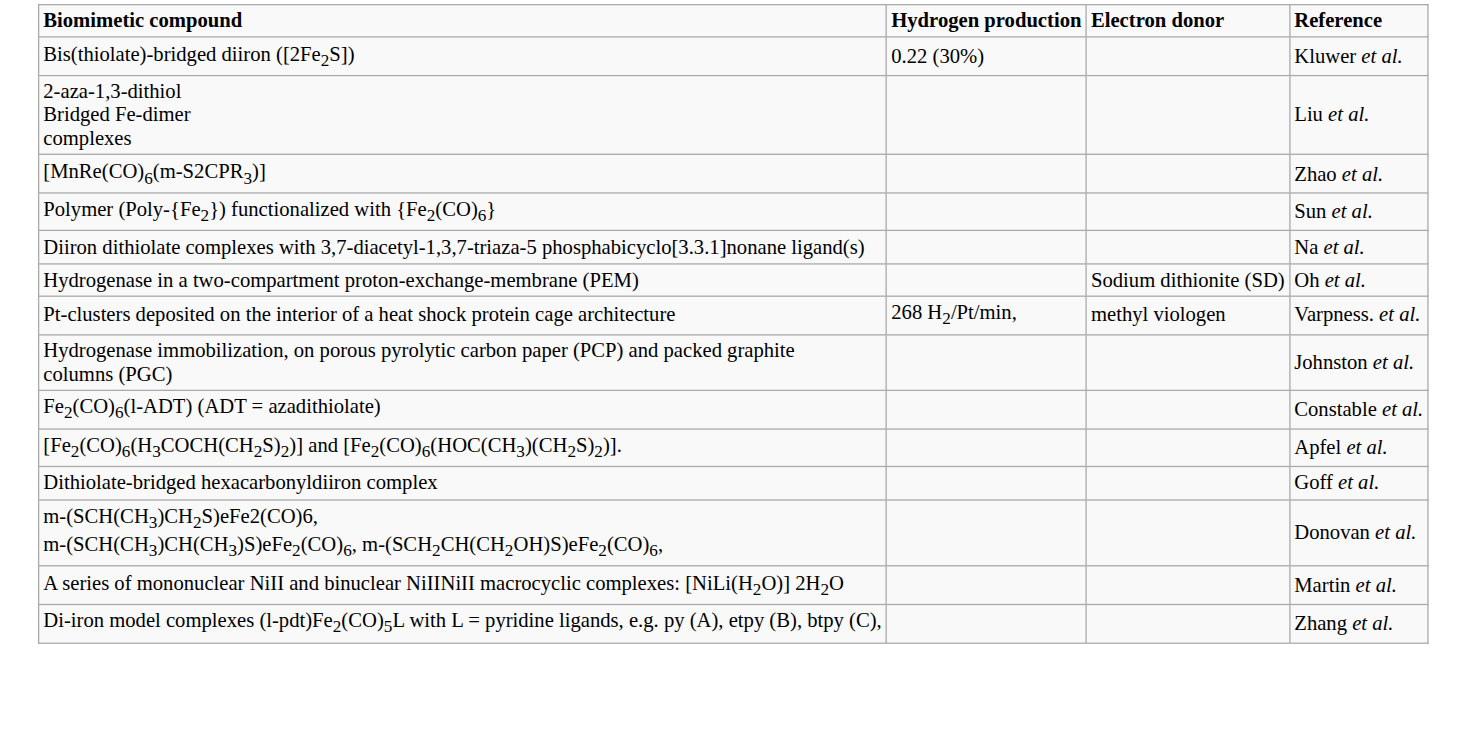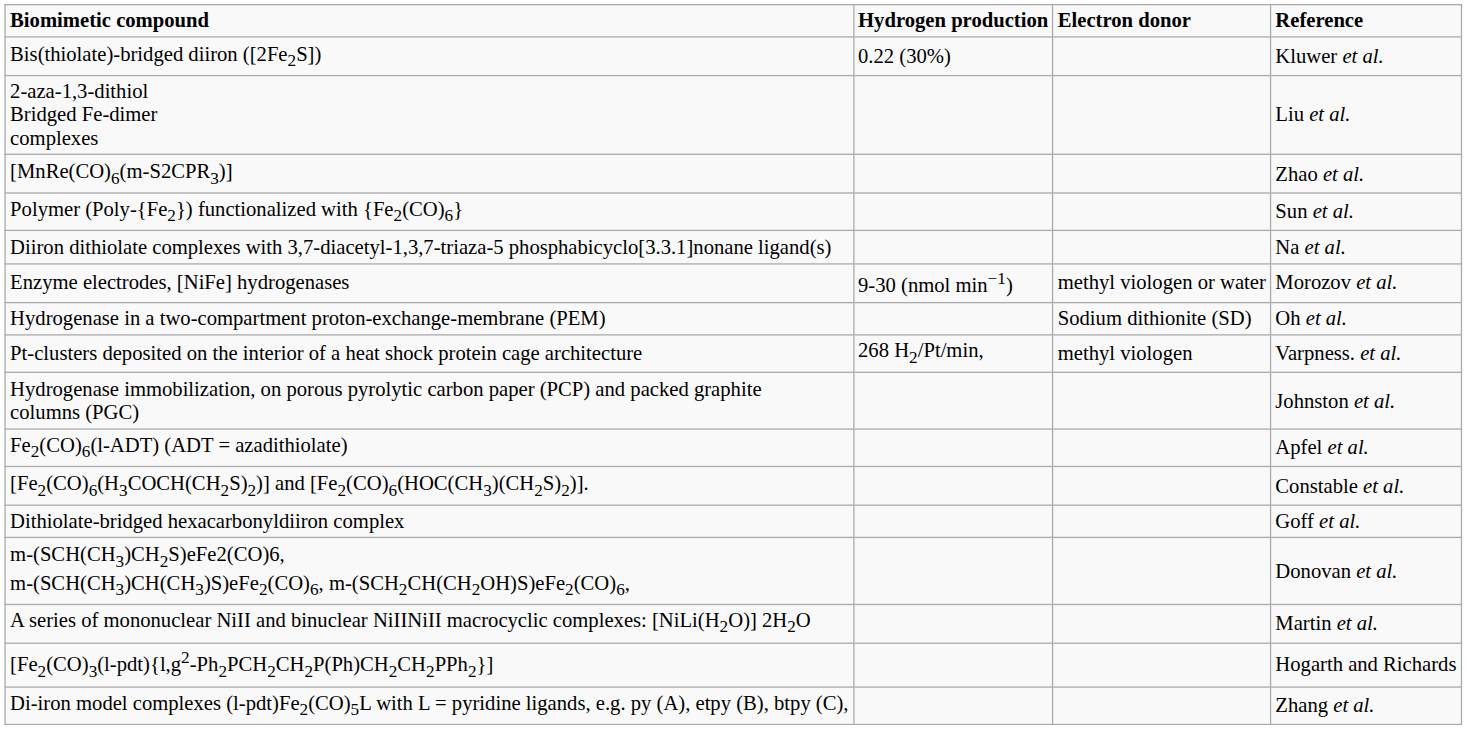+ row: (180, 282)
(1359, 409) Constable et al. -> (1322, 447) Apfel et al.
(1341, 447) Apfel et al. -> (1340, 485) Constable et al.
+ row: (252, 664)
